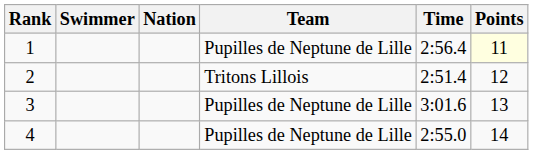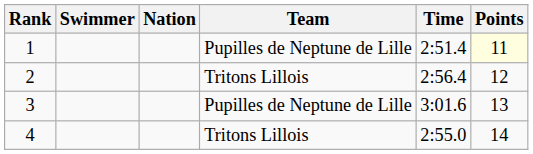(443, 47) 2:56.4 -> (443, 47) 2:51.4
(443, 76) 2:51.4 -> (443, 76) 2:56.4
(308, 134) Pupilles de Neptune de Lille -> (256, 134) Tritons Lillois
